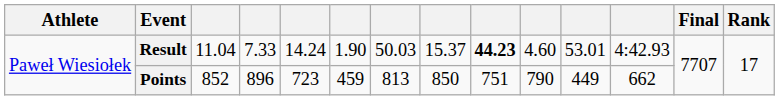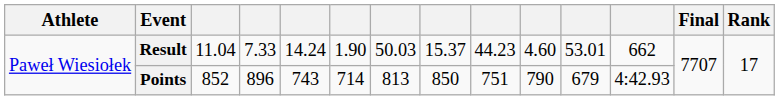(495, 50) bold -> (495, 50) normal
(642, 50) 4:42.93 -> (642, 50) 662
(305, 80) 723 -> (305, 80) 743
(351, 80) 459 -> (351, 80) 714
(585, 80) 449 -> (585, 80) 679
(642, 80) 662 -> (642, 80) 4:42.93
